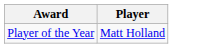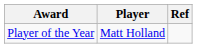+ column: (180, 14)
